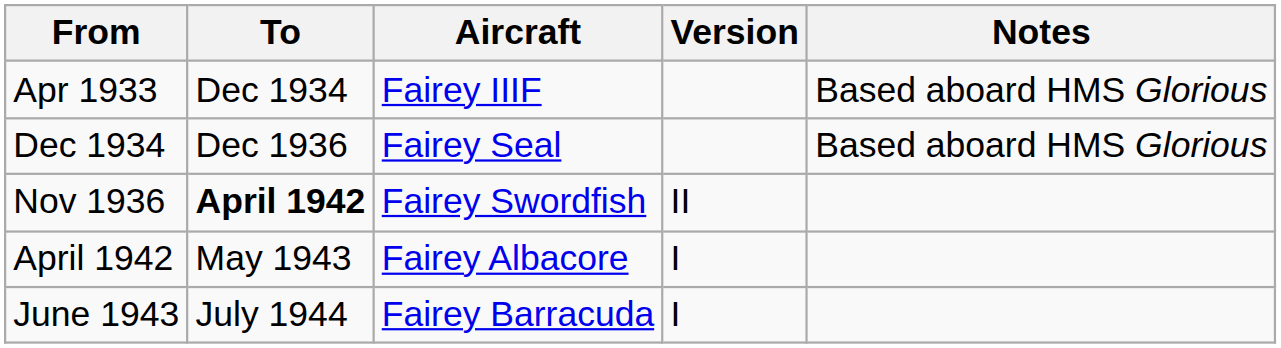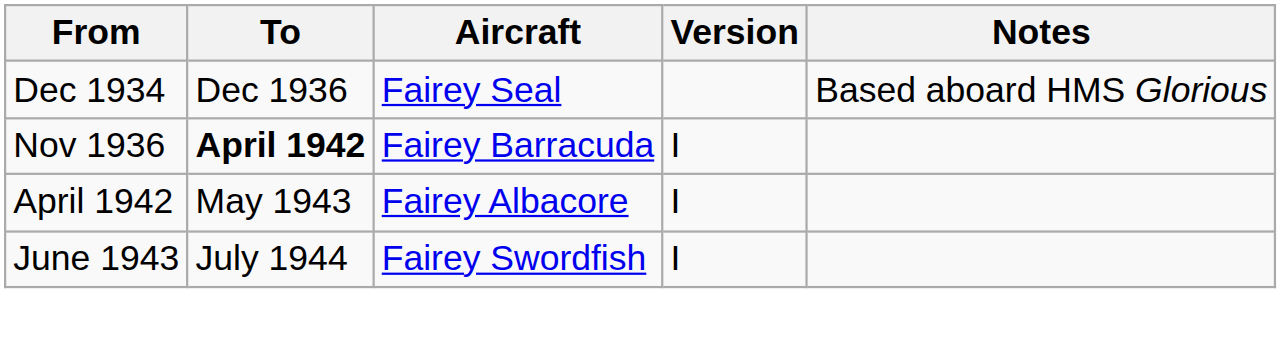- row: (85, 88)
(514, 201) Fairey Swordfish -> (518, 145) Fairey Barracuda
(680, 201) II -> (675, 145) I
(518, 314) Fairey Barracuda -> (514, 257) Fairey Swordfish
